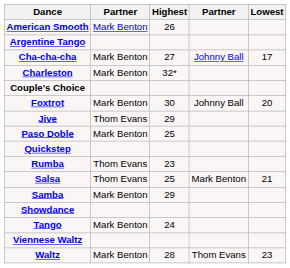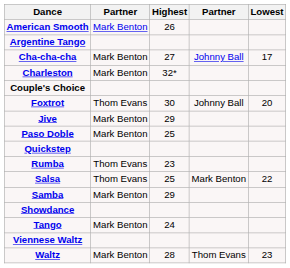(120, 103) Mark Benton -> (120, 103) Thom Evans
(120, 118) Thom Evans -> (120, 118) Mark Benton
(267, 179) 21 -> (267, 179) 22
